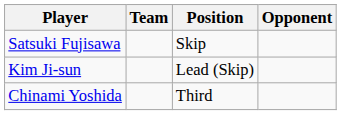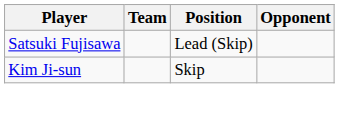(191, 43) Skip -> (214, 43) Lead (Skip)
(215, 69) Lead (Skip) -> (190, 69) Skip
- row: (65, 95)
